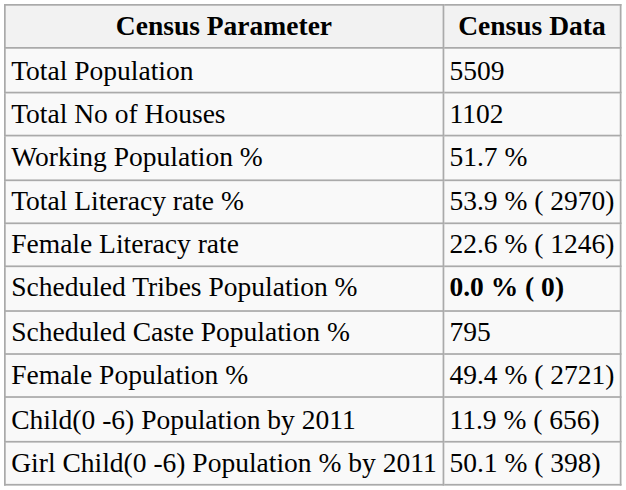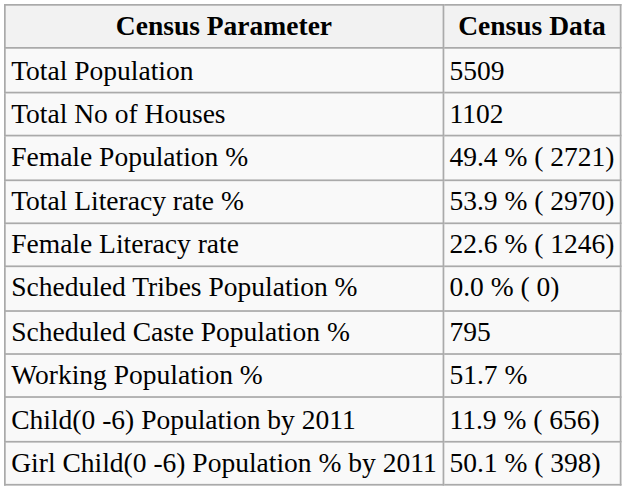rows swapped: (130, 375) <-> (137, 157)
(507, 288) bold -> (504, 288) normal
